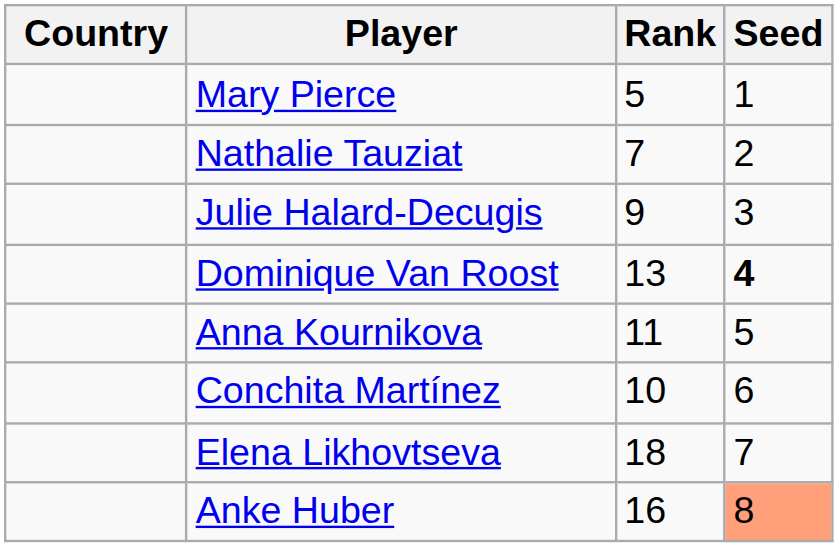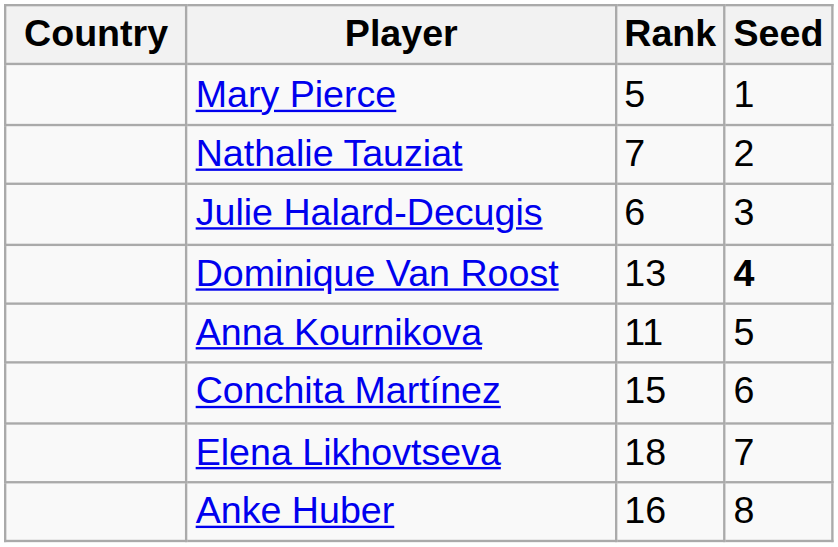(635, 213) 9 -> (635, 213) 6
(645, 392) 10 -> (645, 392) 15
(744, 511) lightsalmon background -> (744, 511) no background
